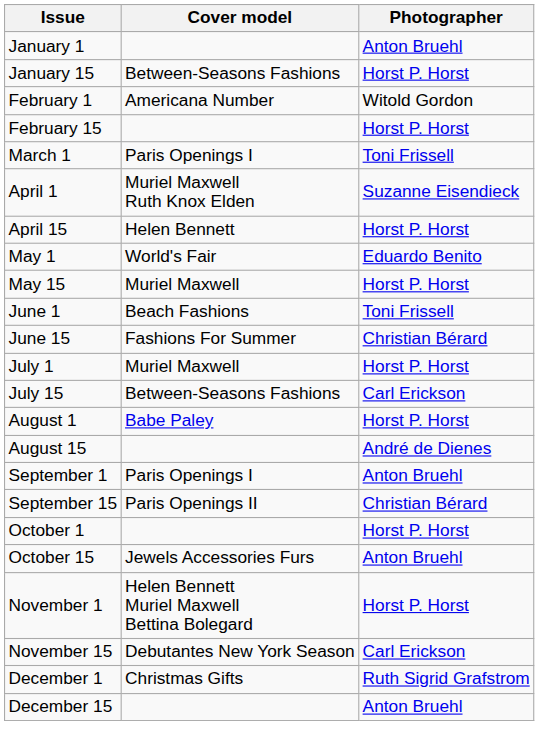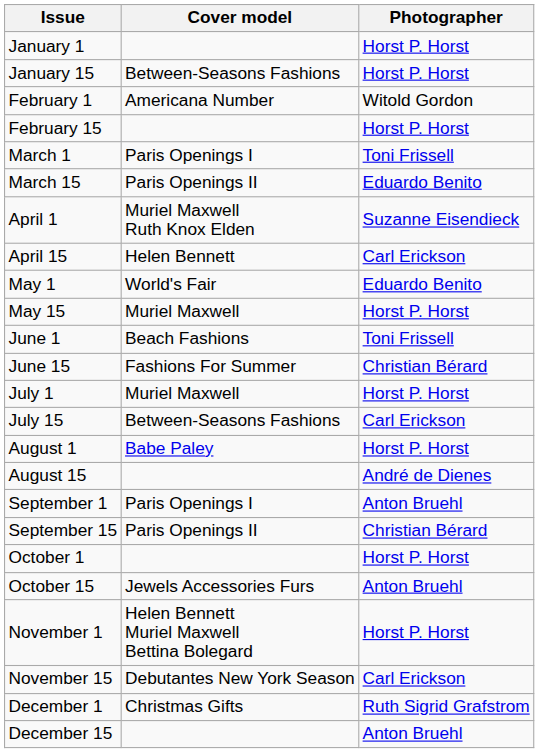(413, 45) Anton Bruehl -> (416, 45) Horst P. Horst
+ row: (45, 182)
(416, 229) Horst P. Horst -> (414, 256) Carl Erickson
